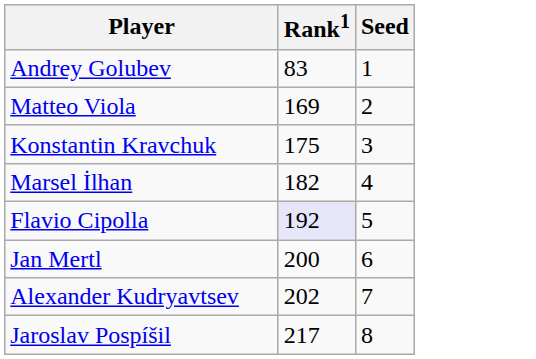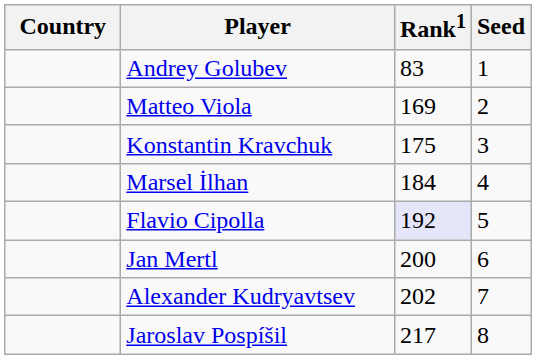+ column: (63, 26)
(302, 182) 182 -> (418, 182) 184
